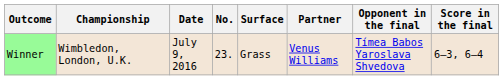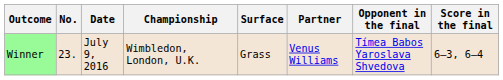columns swapped: (225, 19) <-> (113, 19)
